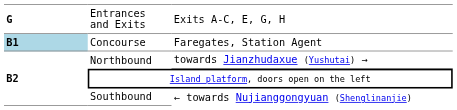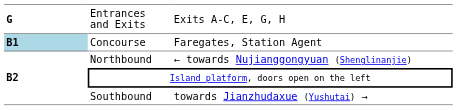(271, 60) towards Jianzhudaxue (Yushutai) → -> (293, 60) ← towards Nujianggongyuan (Shenglinanjie)
(293, 97) ← towards Nujianggongyuan (Shenglinanjie) -> (271, 96) towards Jianzhudaxue (Yushutai) →
